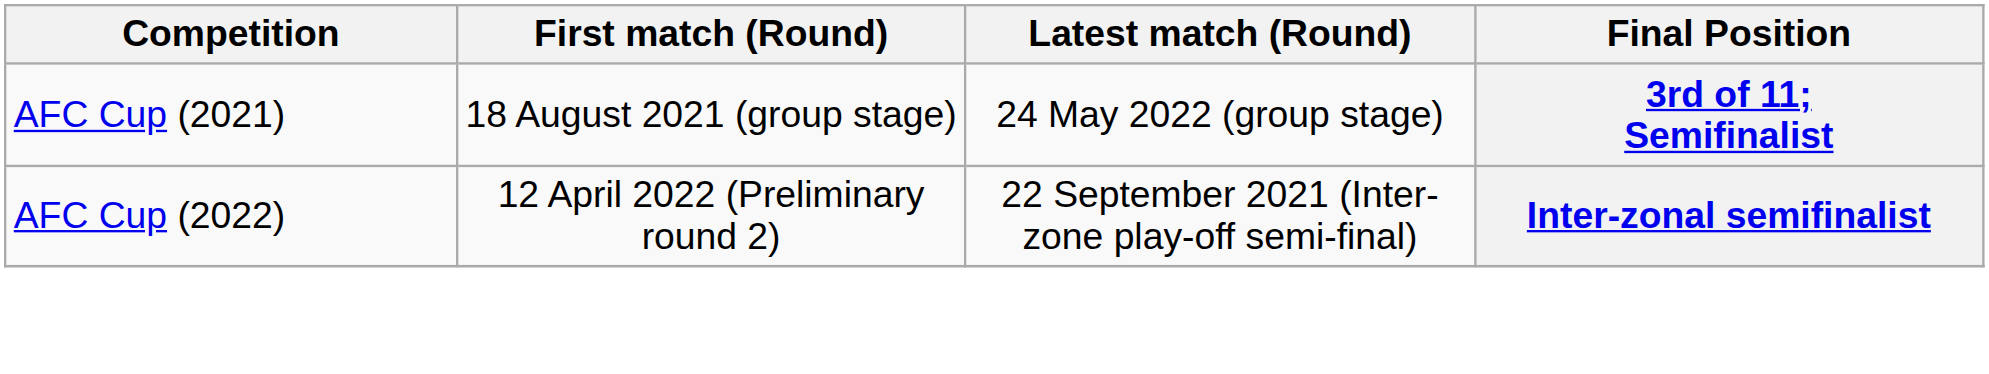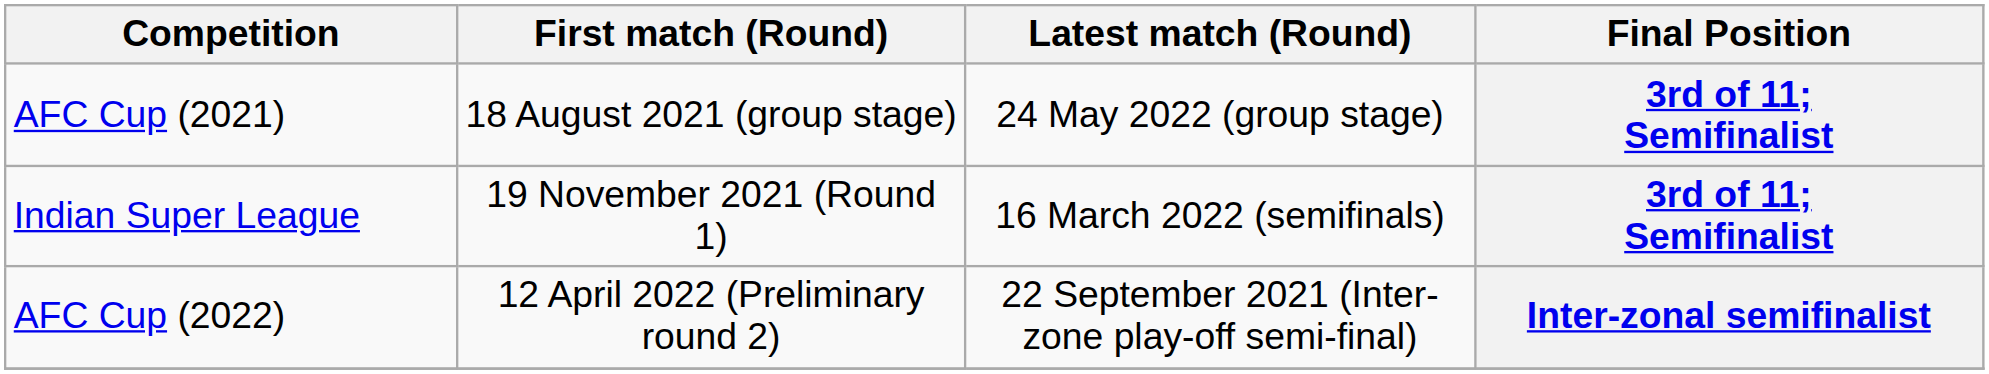+ row: (187, 215)
